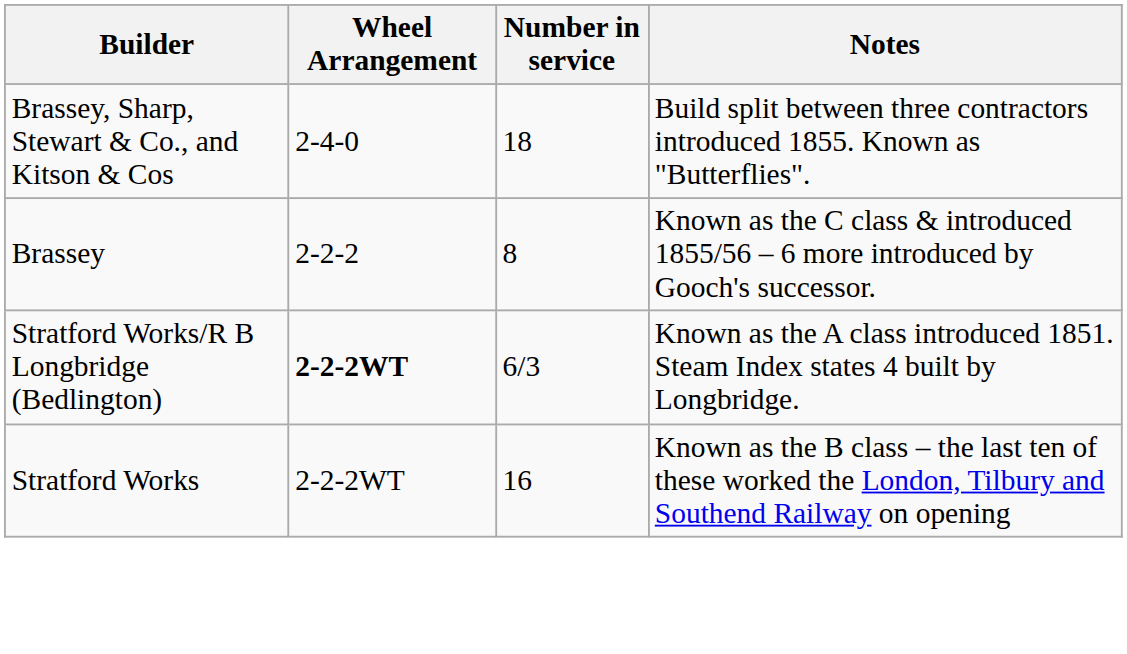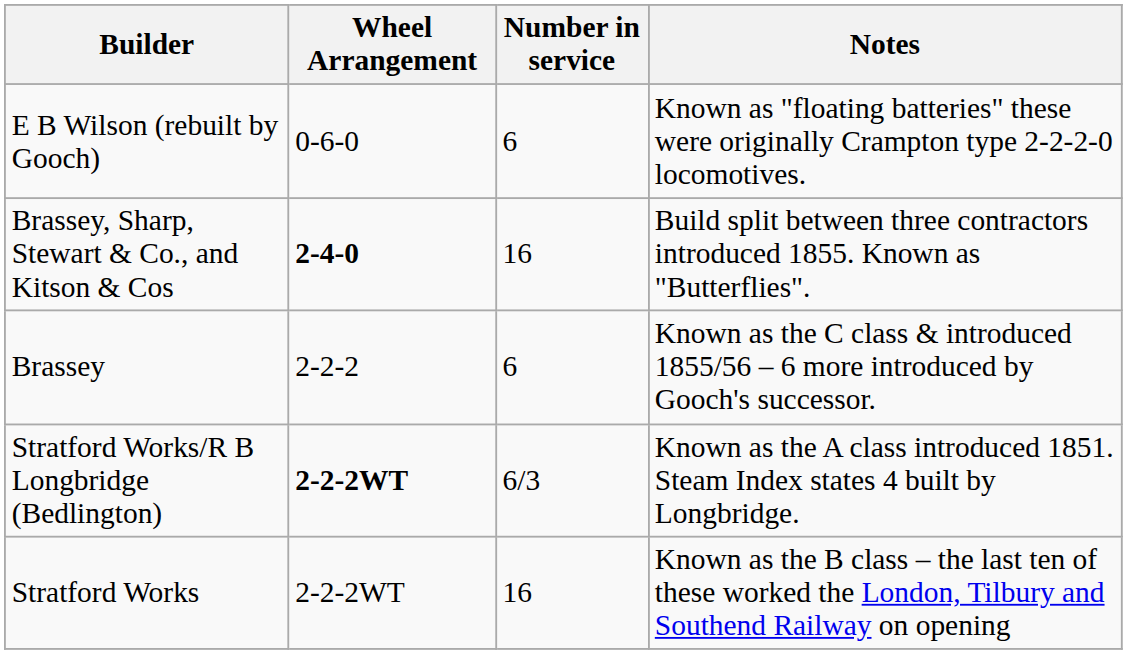+ row: (145, 140)
(327, 140) normal -> (327, 253) bold
(517, 140) 18 -> (517, 253) 16
(510, 253) 8 -> (510, 366) 6
